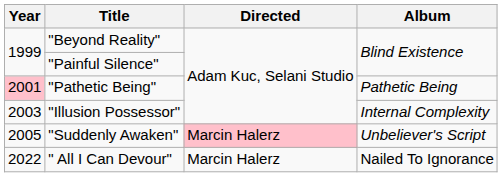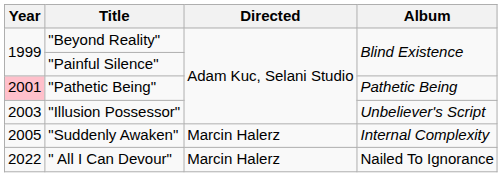(425, 111) Internal Complexity -> (423, 111) Unbeliever's Script
(234, 135) pink background -> (234, 135) no background
(423, 135) Unbeliever's Script -> (425, 135) Internal Complexity
